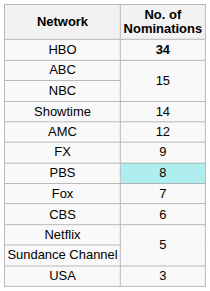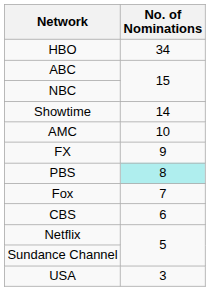(163, 49) bold -> (163, 49) normal
(163, 132) 12 -> (163, 132) 10
